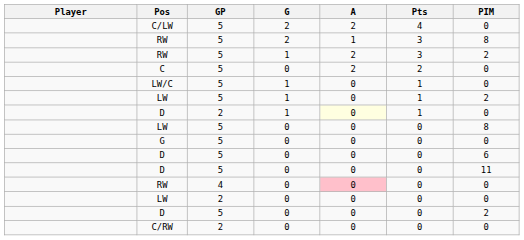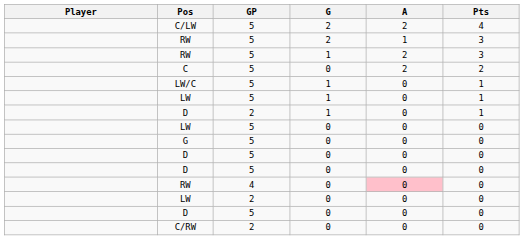- column: (486, 12)
(353, 112) lightyellow background -> (405, 112) no background
